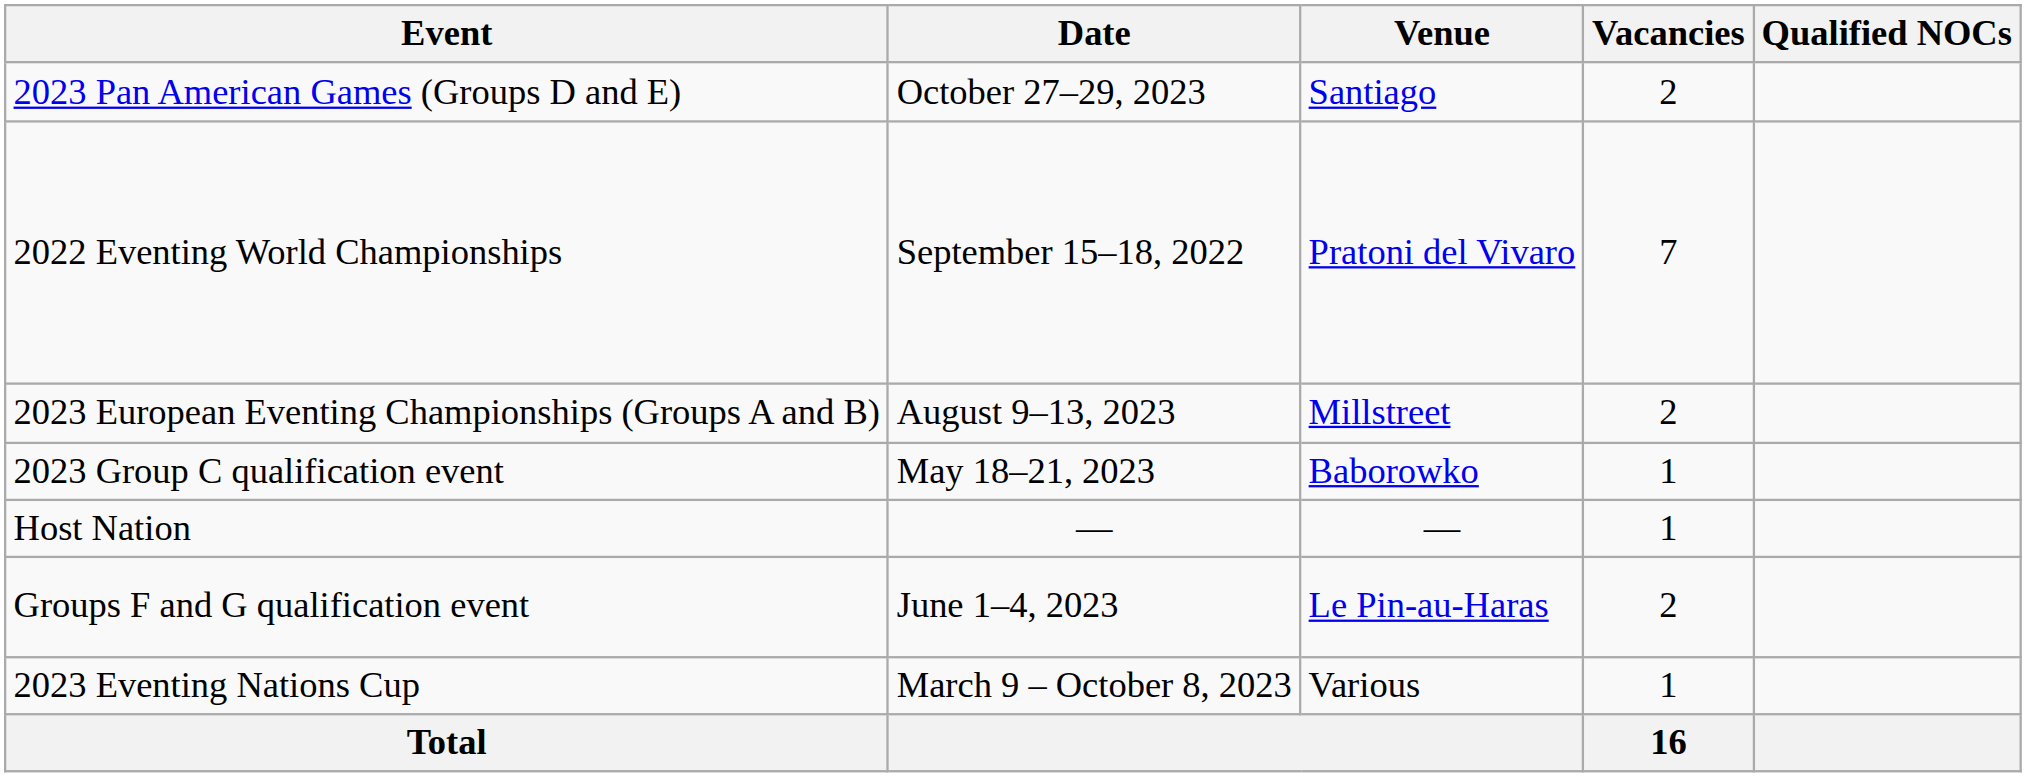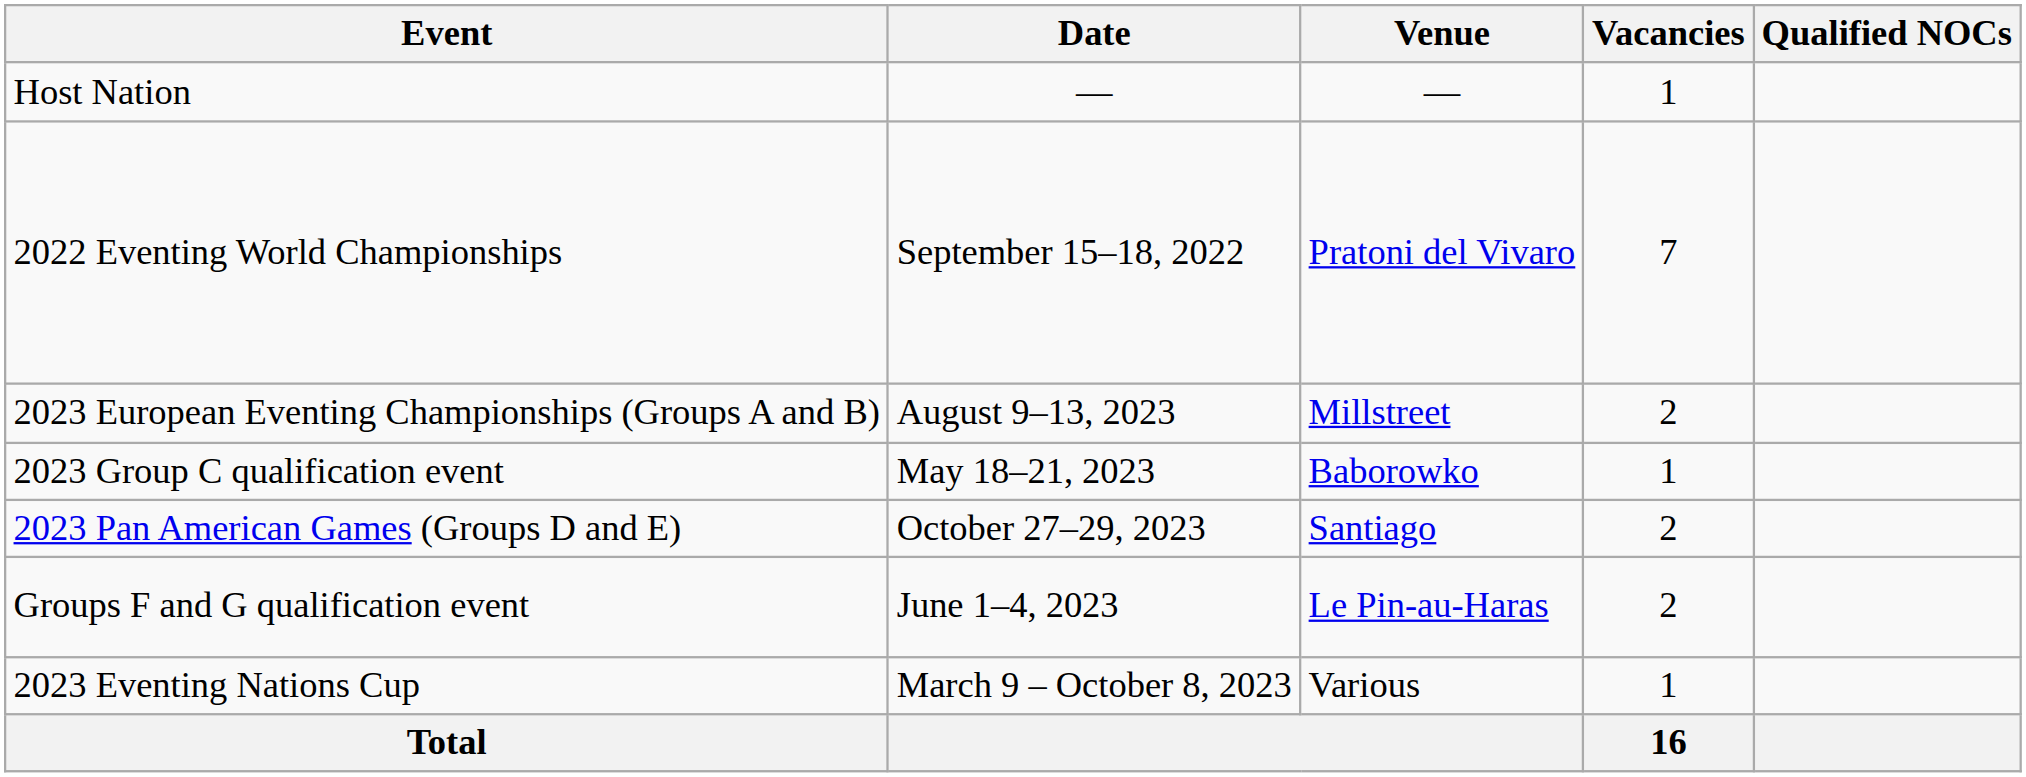rows swapped: (102, 527) <-> (347, 91)
